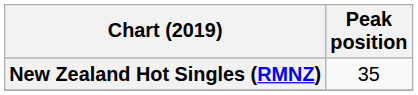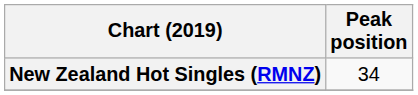(369, 74) 35 -> (369, 74) 34
